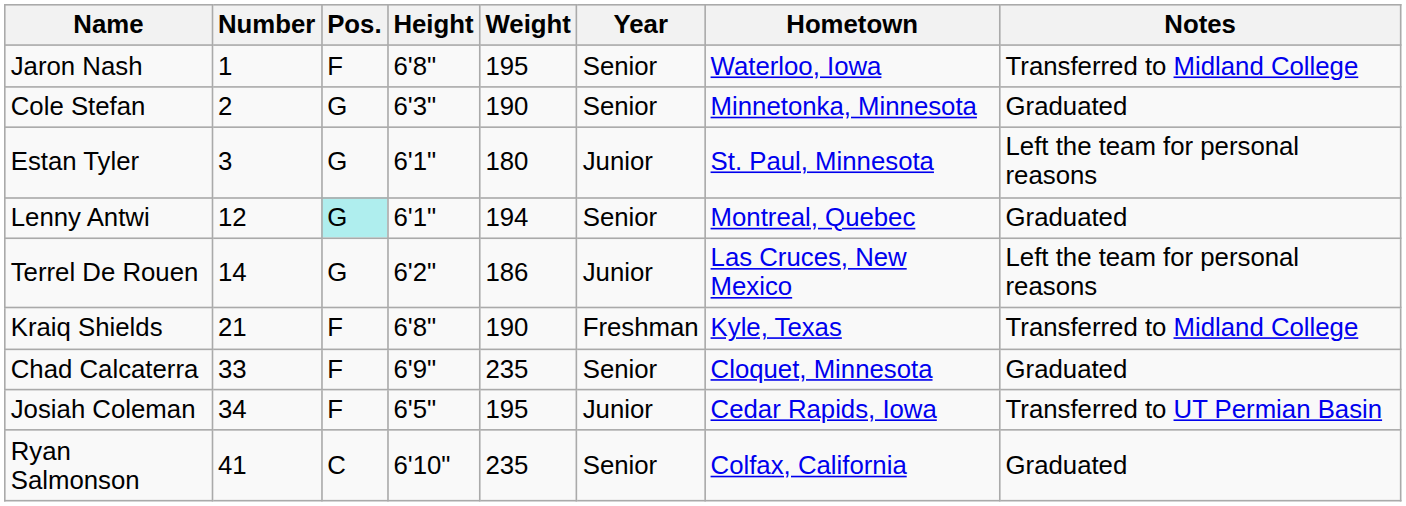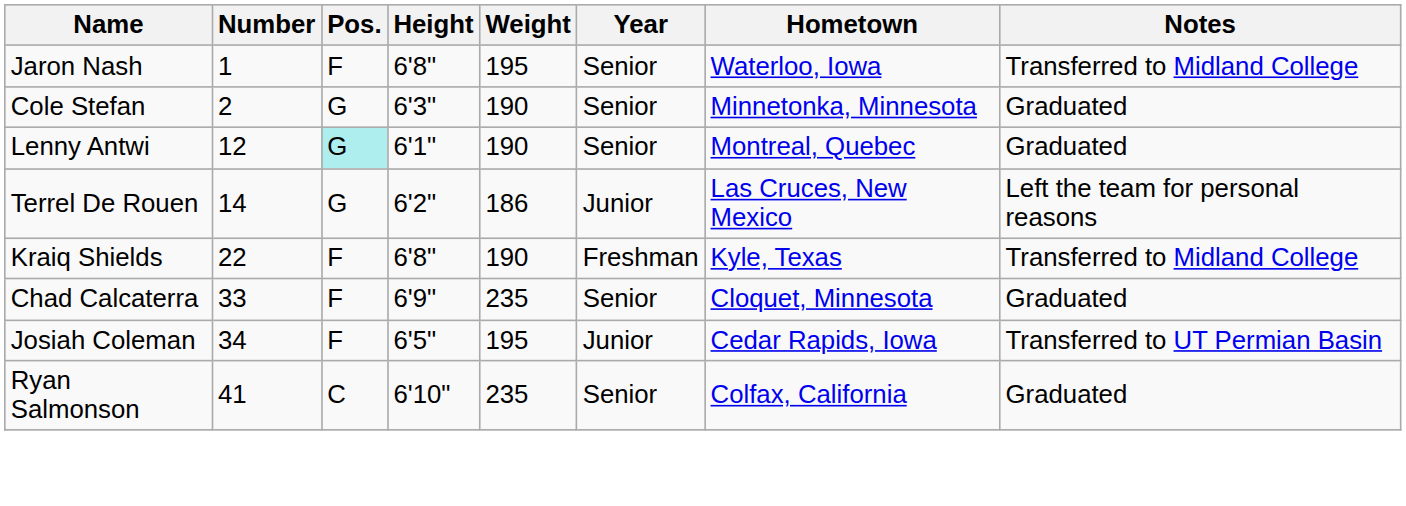- row: (75, 161)
(507, 217) 194 -> (507, 147) 190
(232, 328) 21 -> (232, 258) 22
